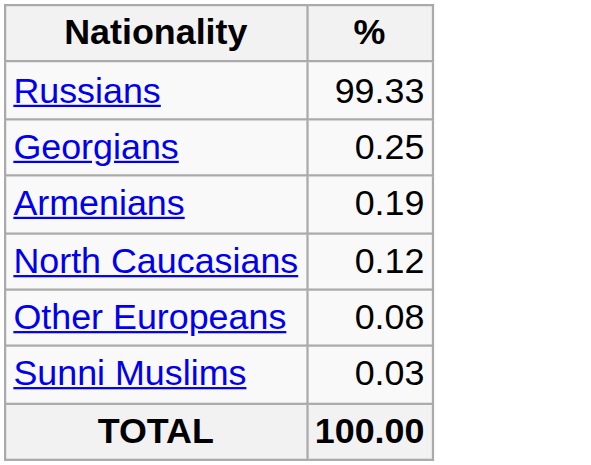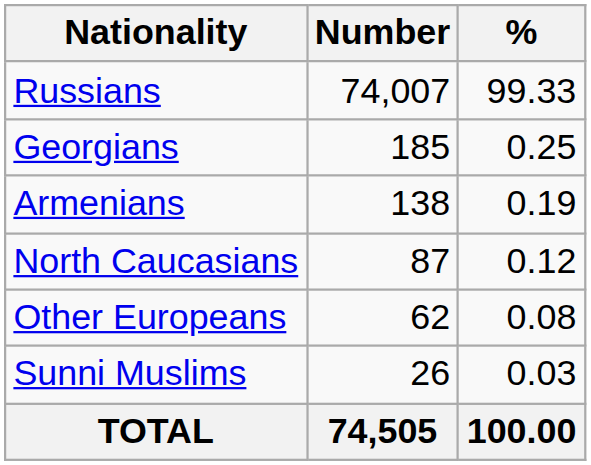+ column: (382, 32)
